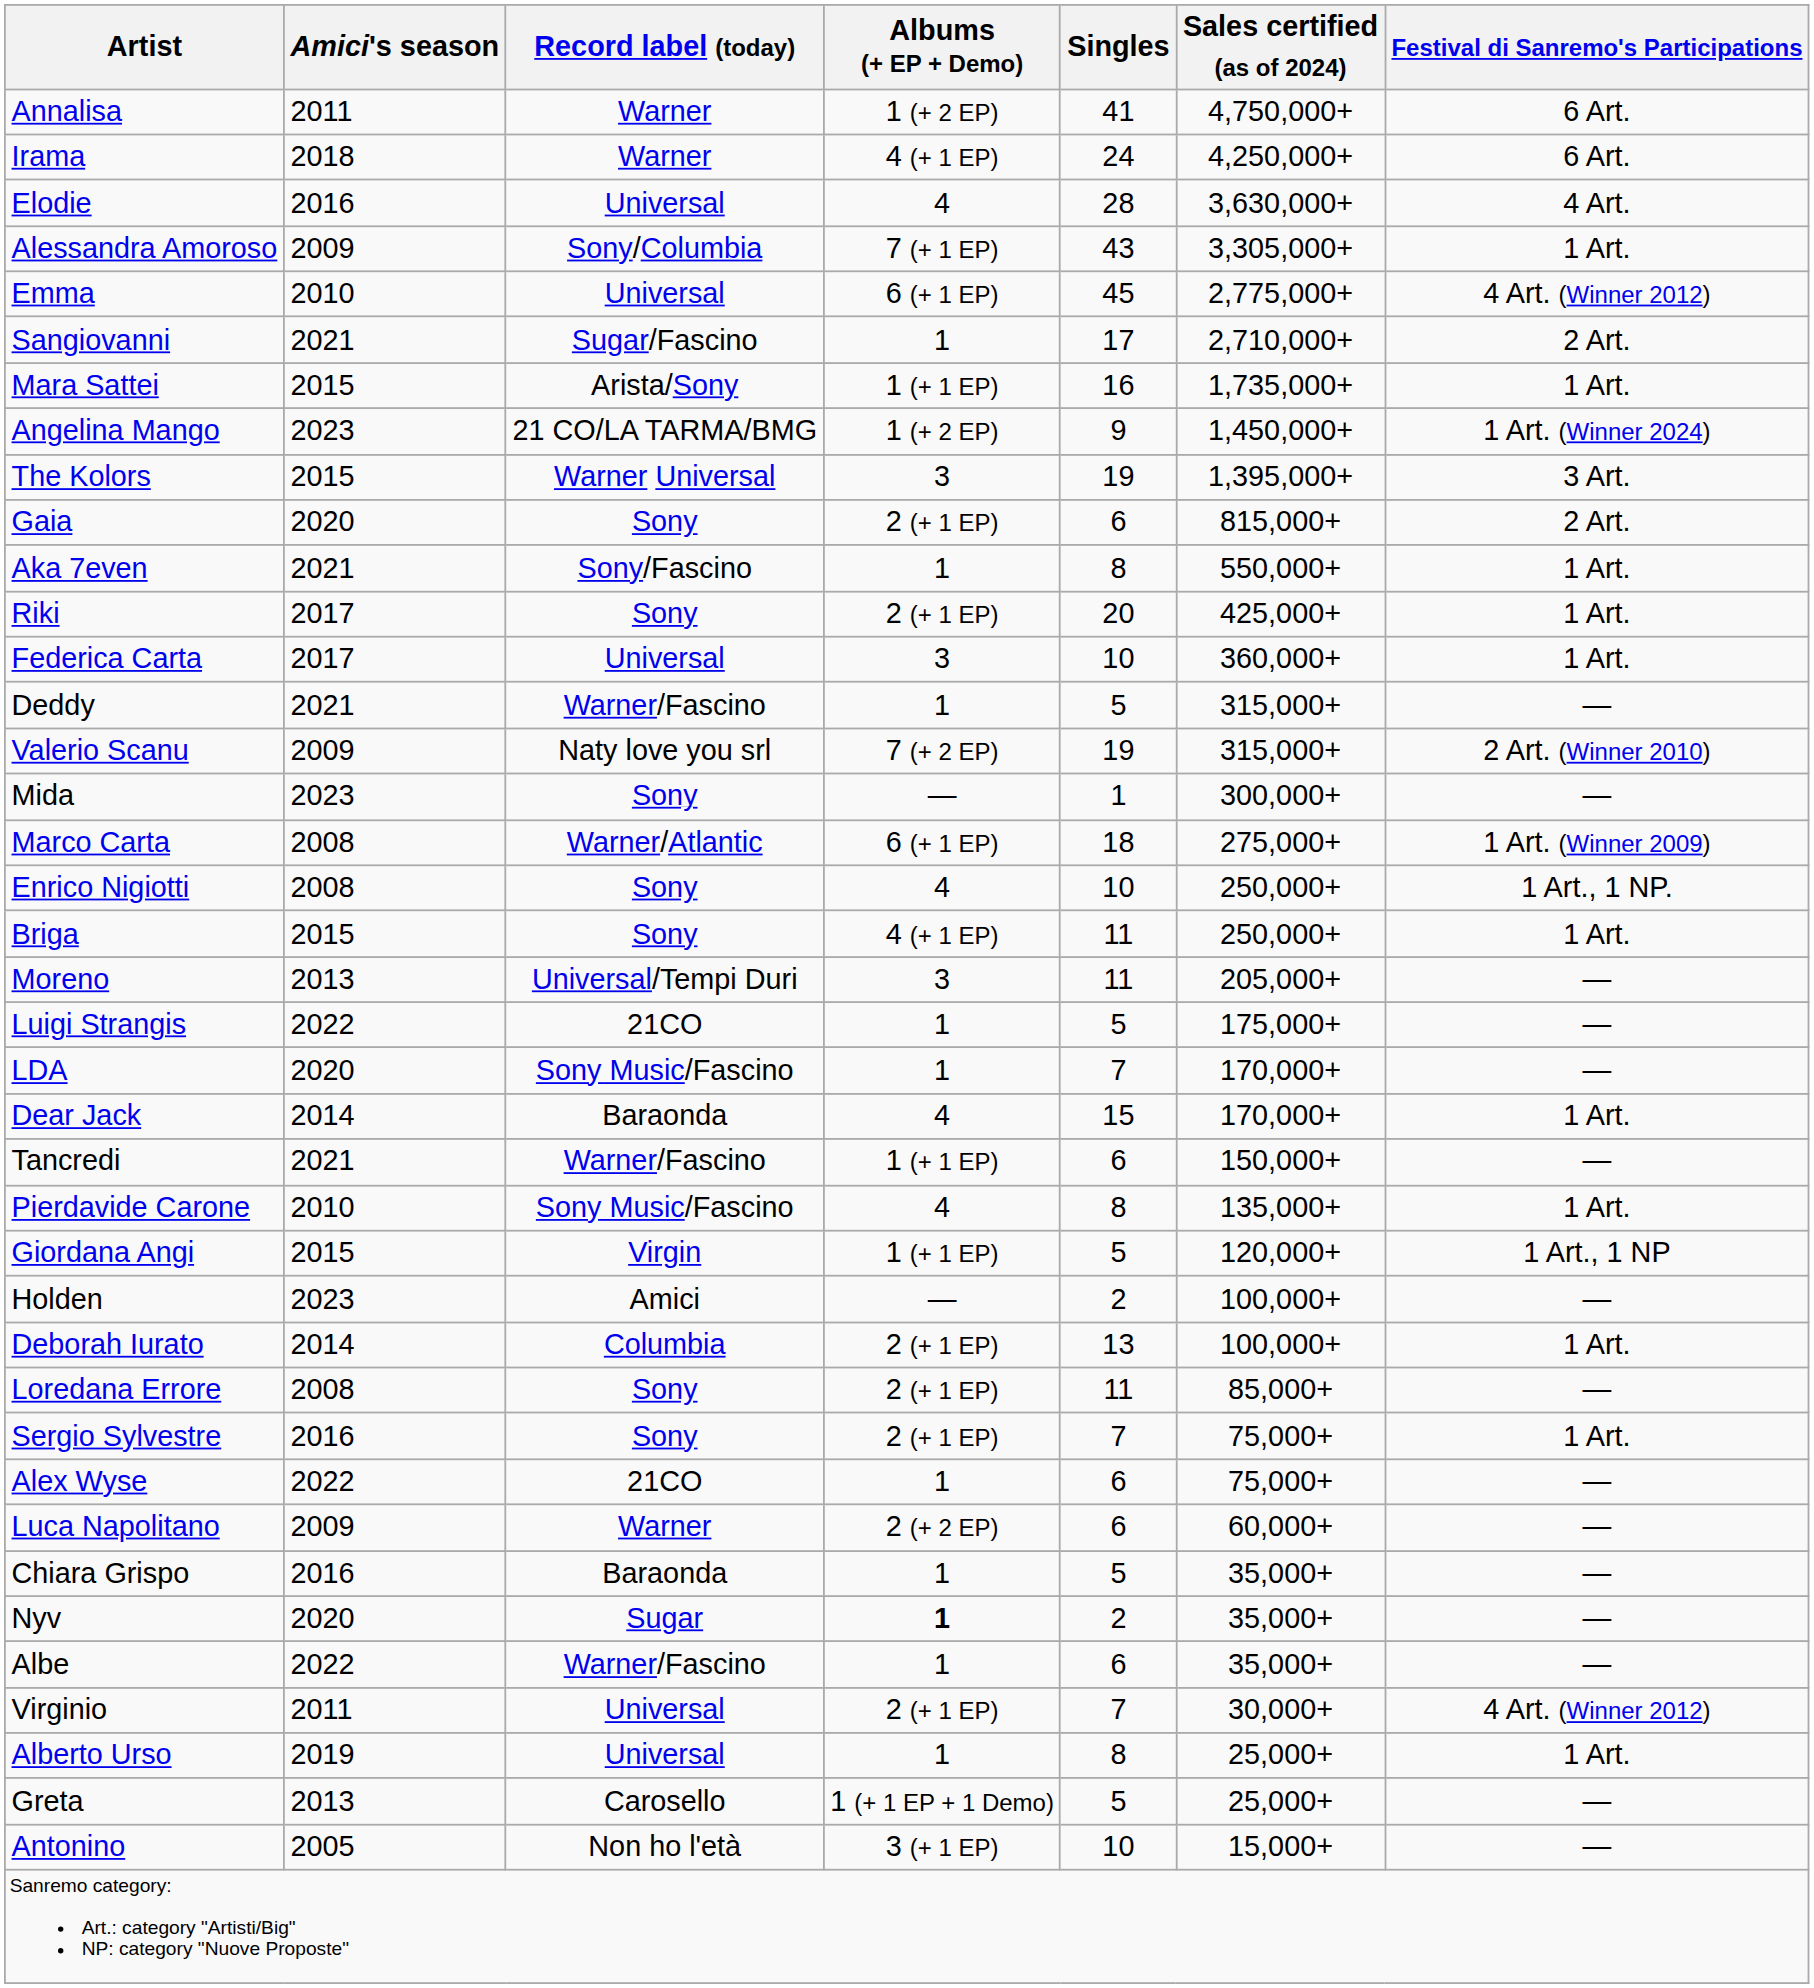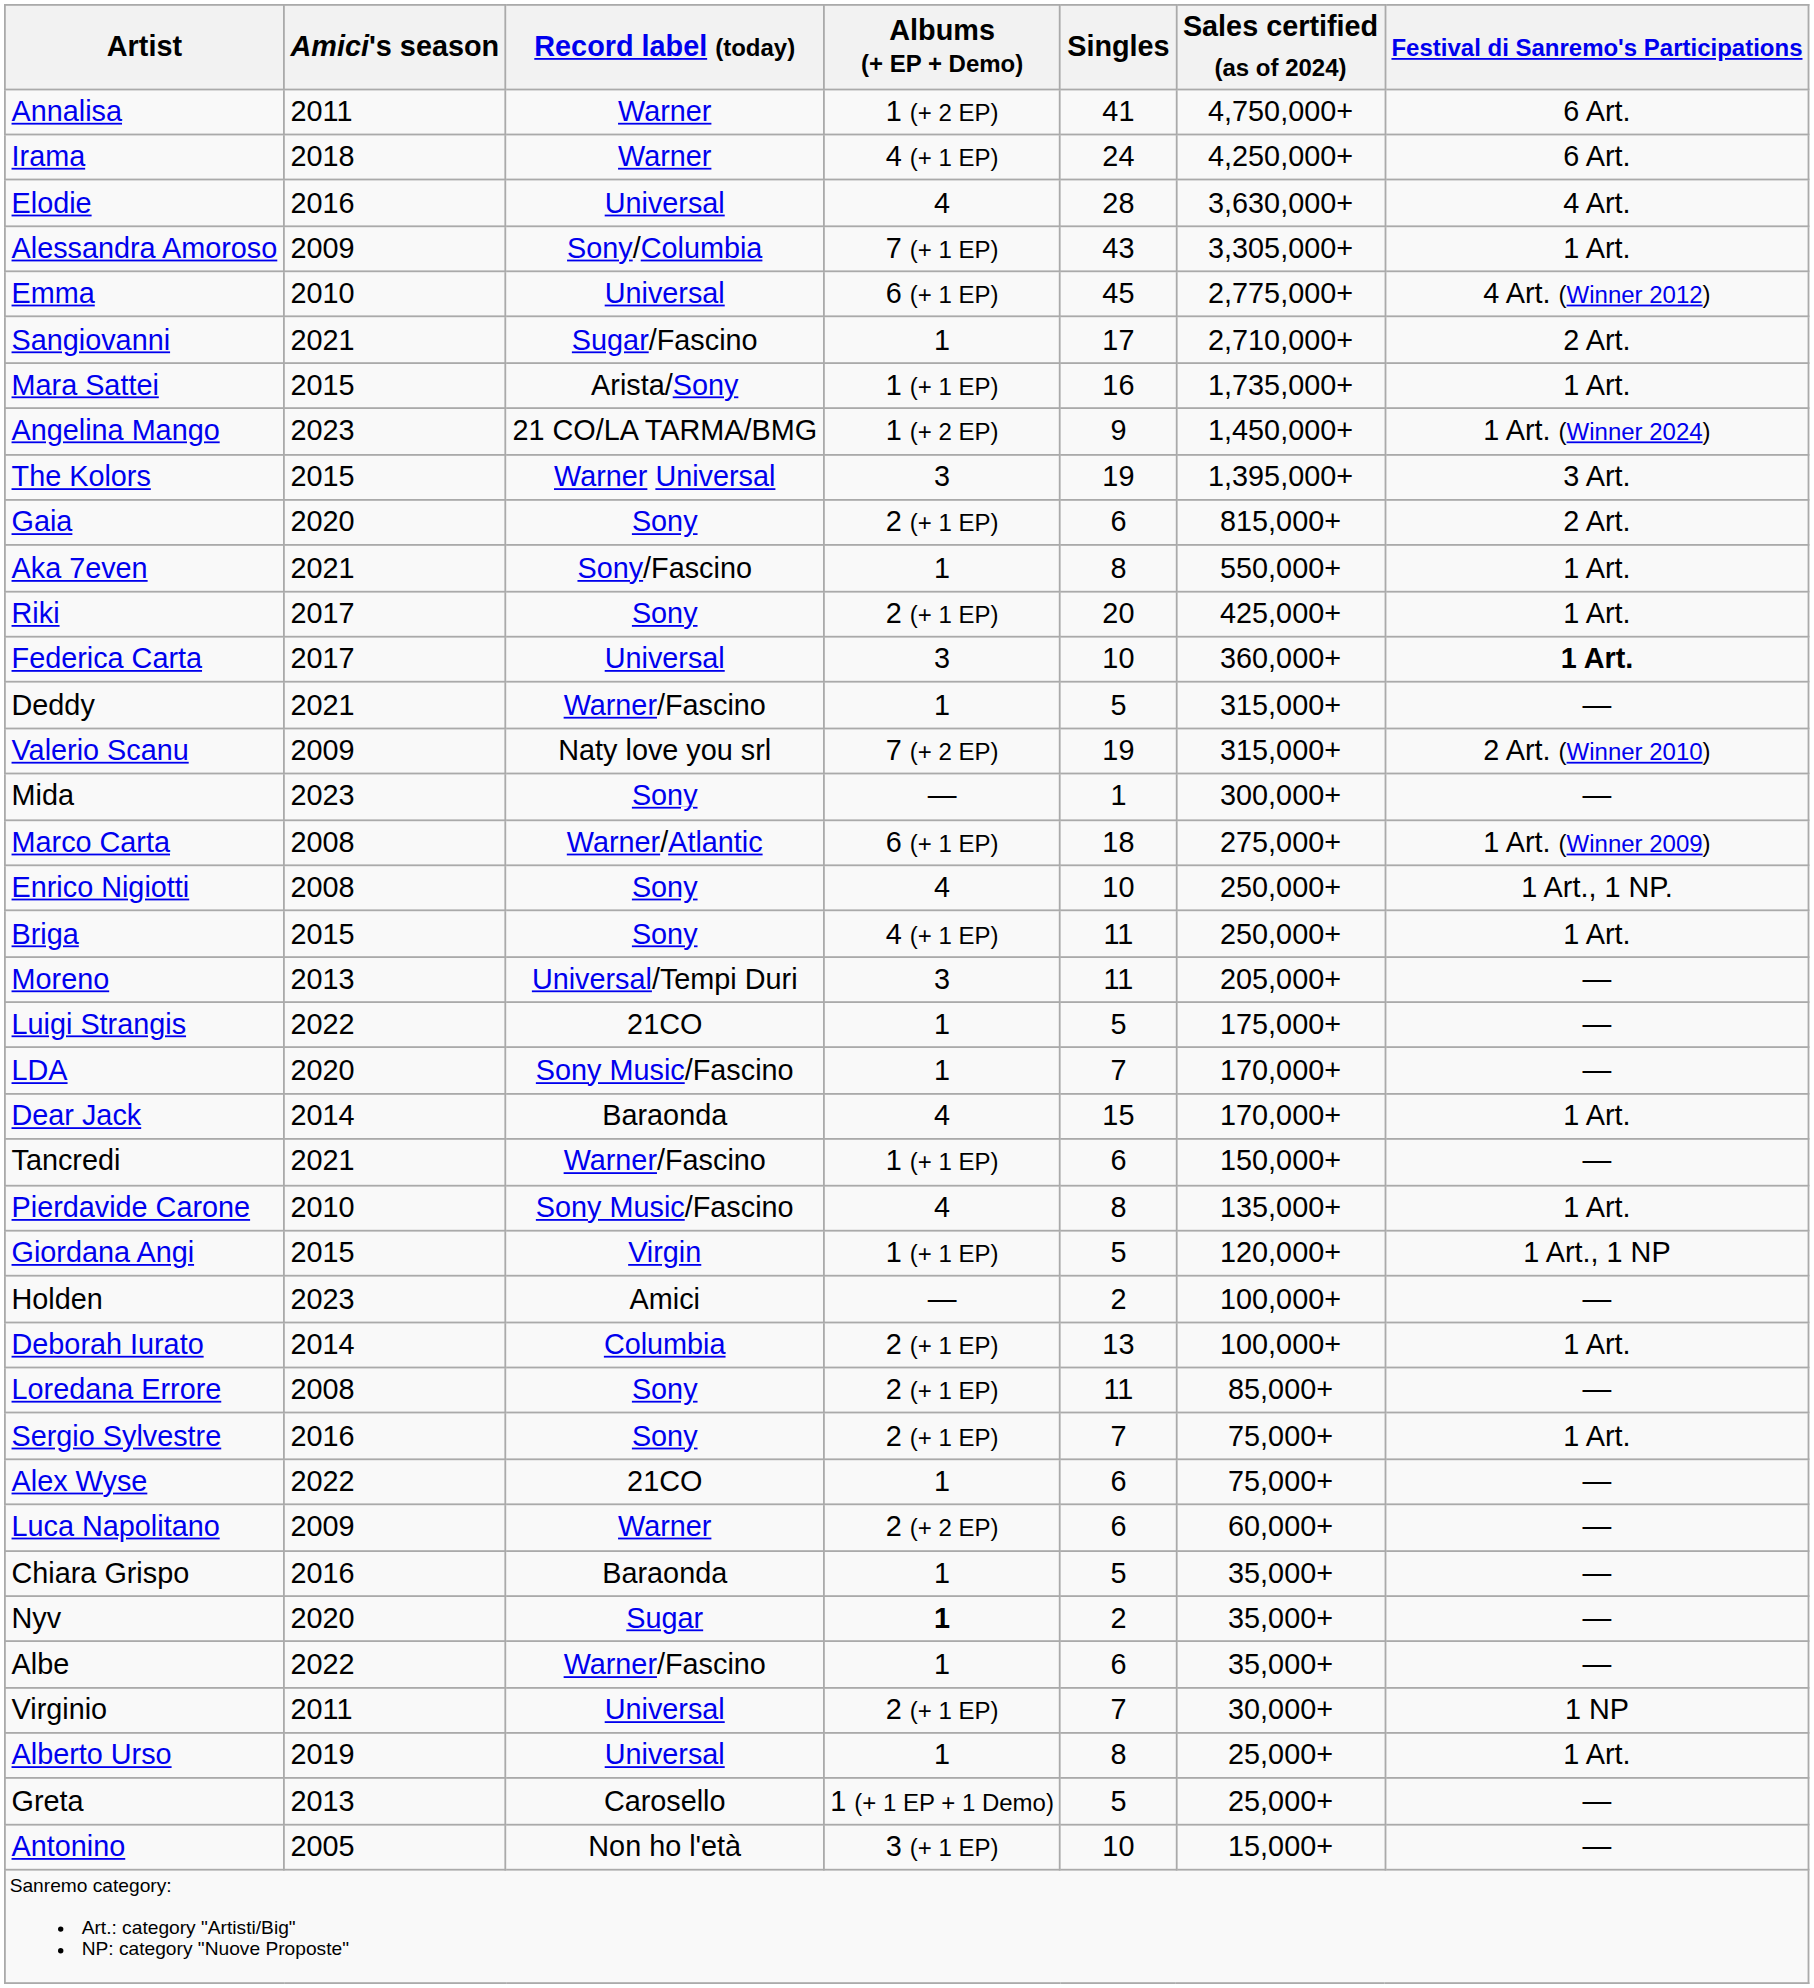(1597, 659) normal -> (1597, 659) bold
(1597, 1709) 4 Art. (Winner 2012) -> (1597, 1709) 1 NP
